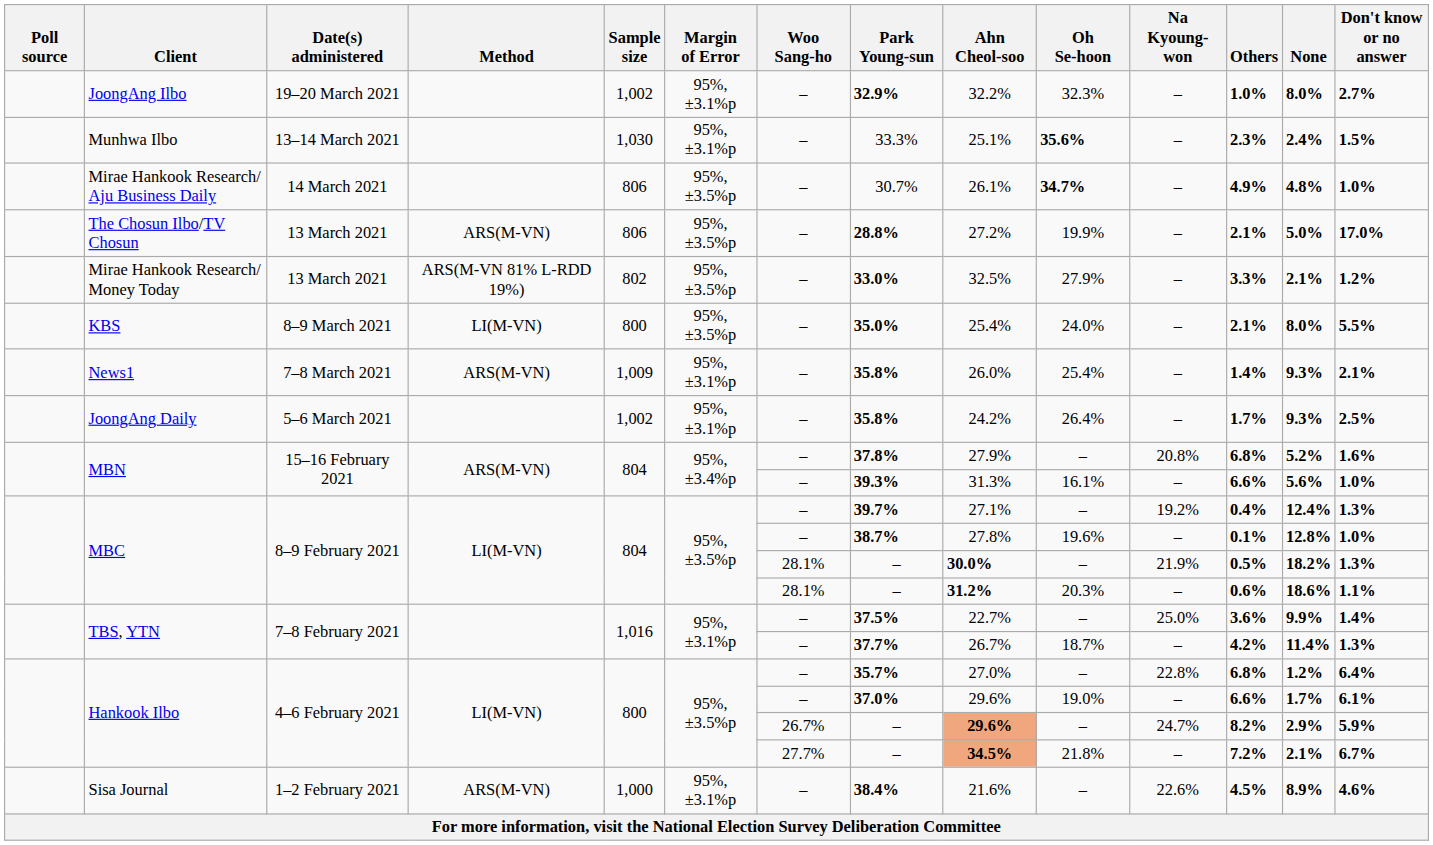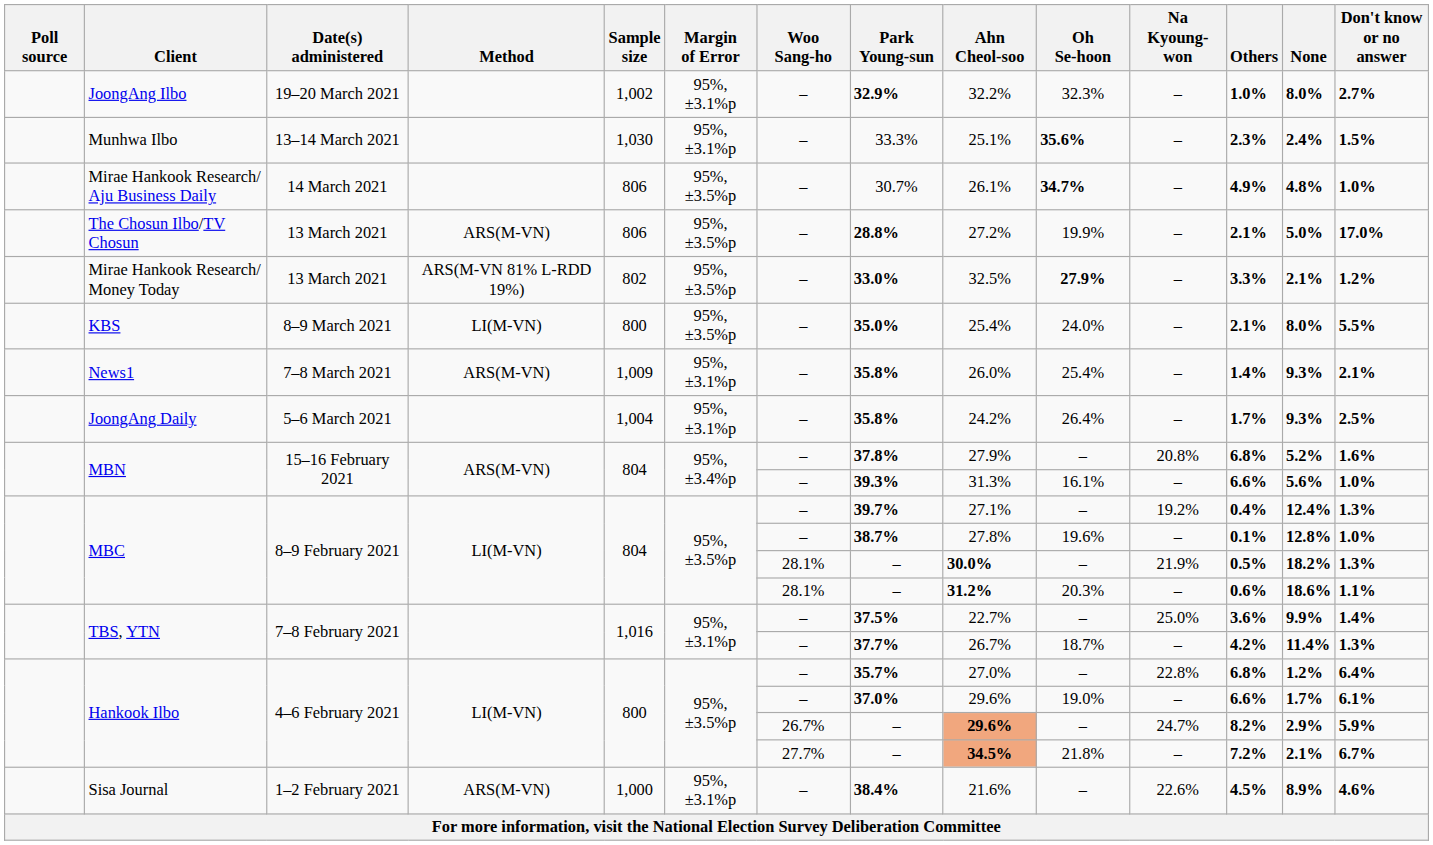(1083, 279) normal -> (1083, 279) bold
(635, 419) 1,002 -> (635, 419) 1,004
